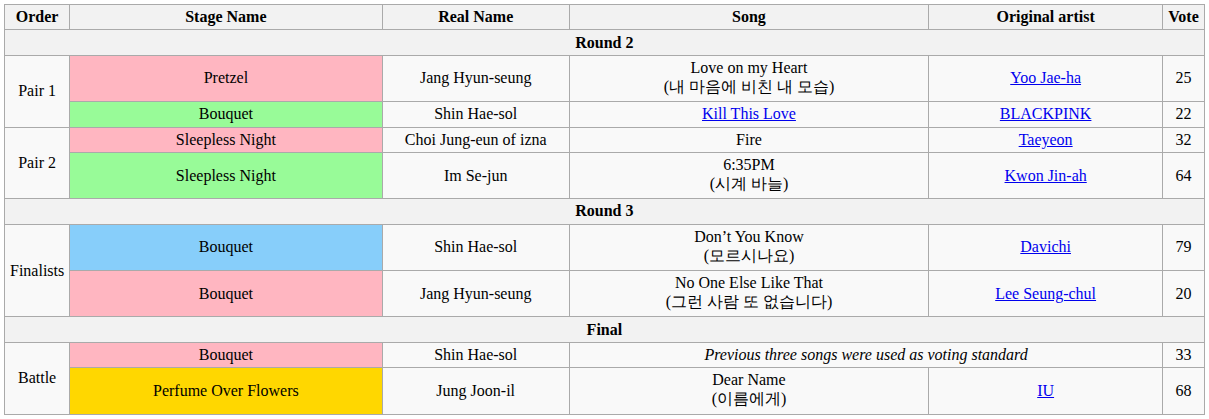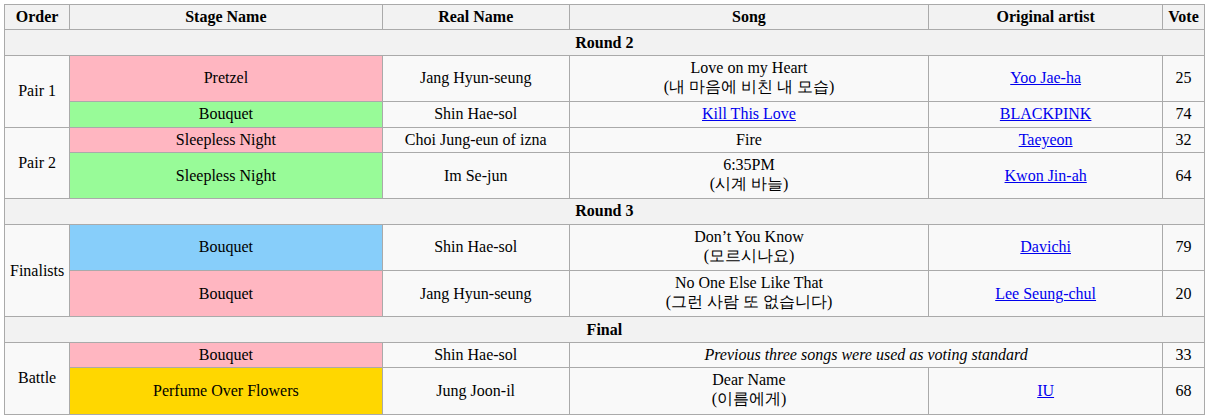(1184, 114) 22 -> (1184, 114) 74
